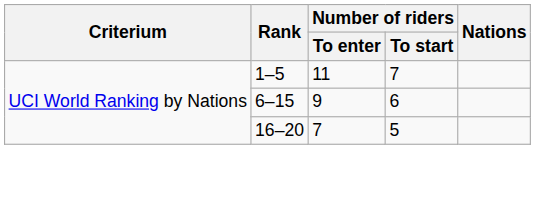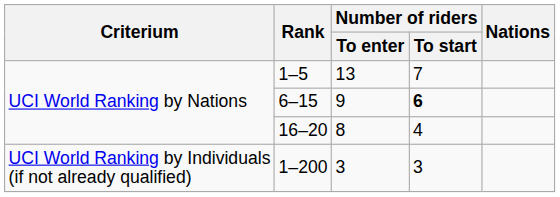(321, 74) 11 -> (345, 74) 13
(394, 102) normal -> (418, 102) bold
(317, 130) 7 -> (341, 130) 8
(394, 130) 5 -> (418, 130) 4
+ row: (303, 167)
